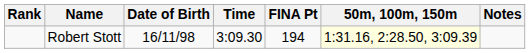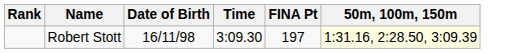- column: (503, 15)
(293, 37) 194 -> (293, 37) 197
